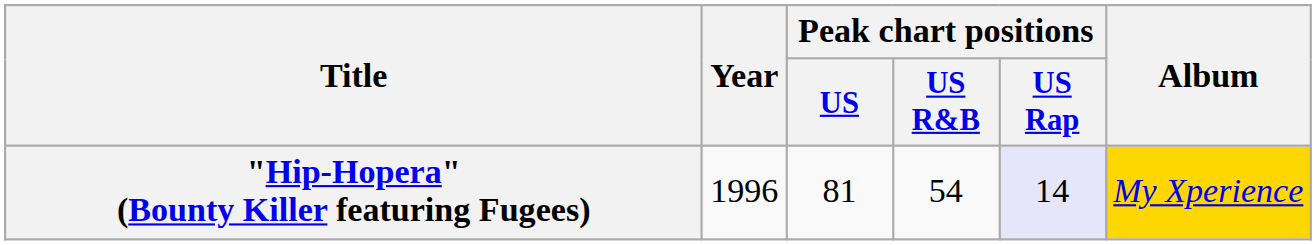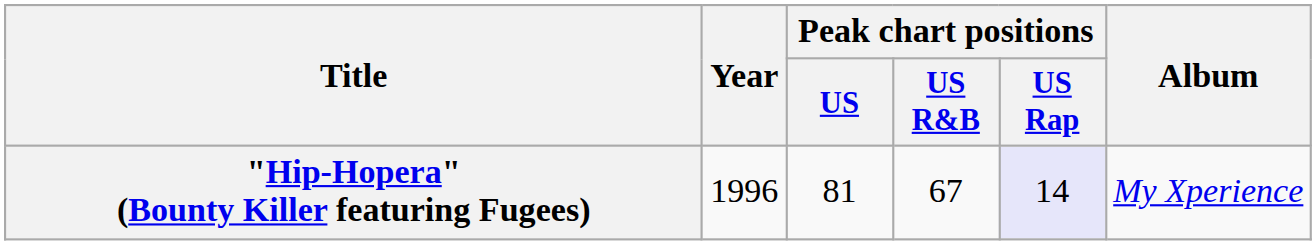(946, 191) 54 -> (946, 191) 67
(1208, 191) gold background -> (1208, 191) no background
